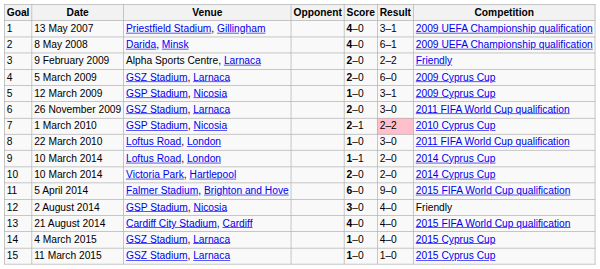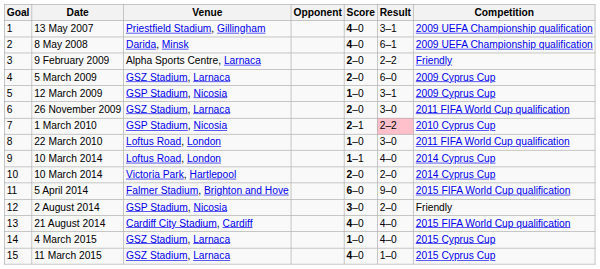(388, 158) 2–0 -> (388, 158) 4–0
(388, 207) 4–0 -> (388, 207) 2–0
(355, 256) 1–0 -> (355, 256) 4–0
